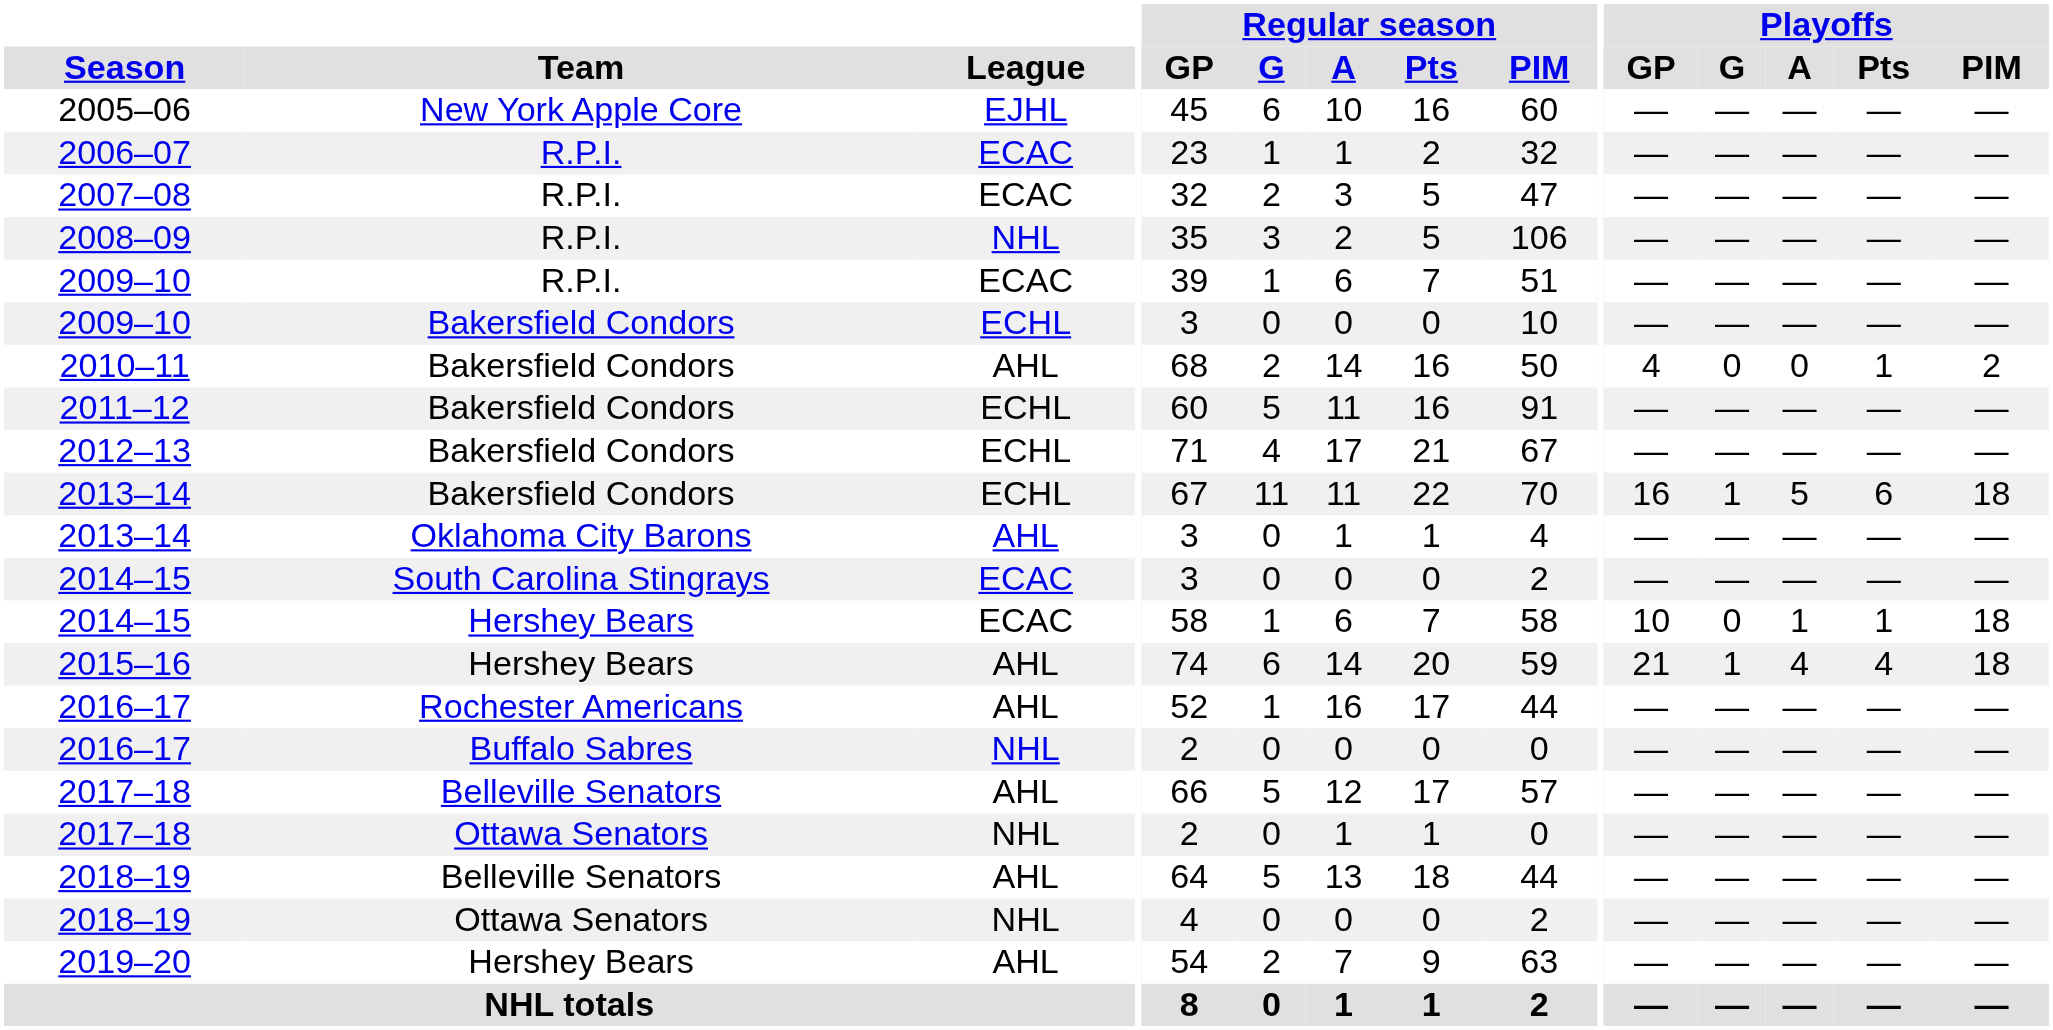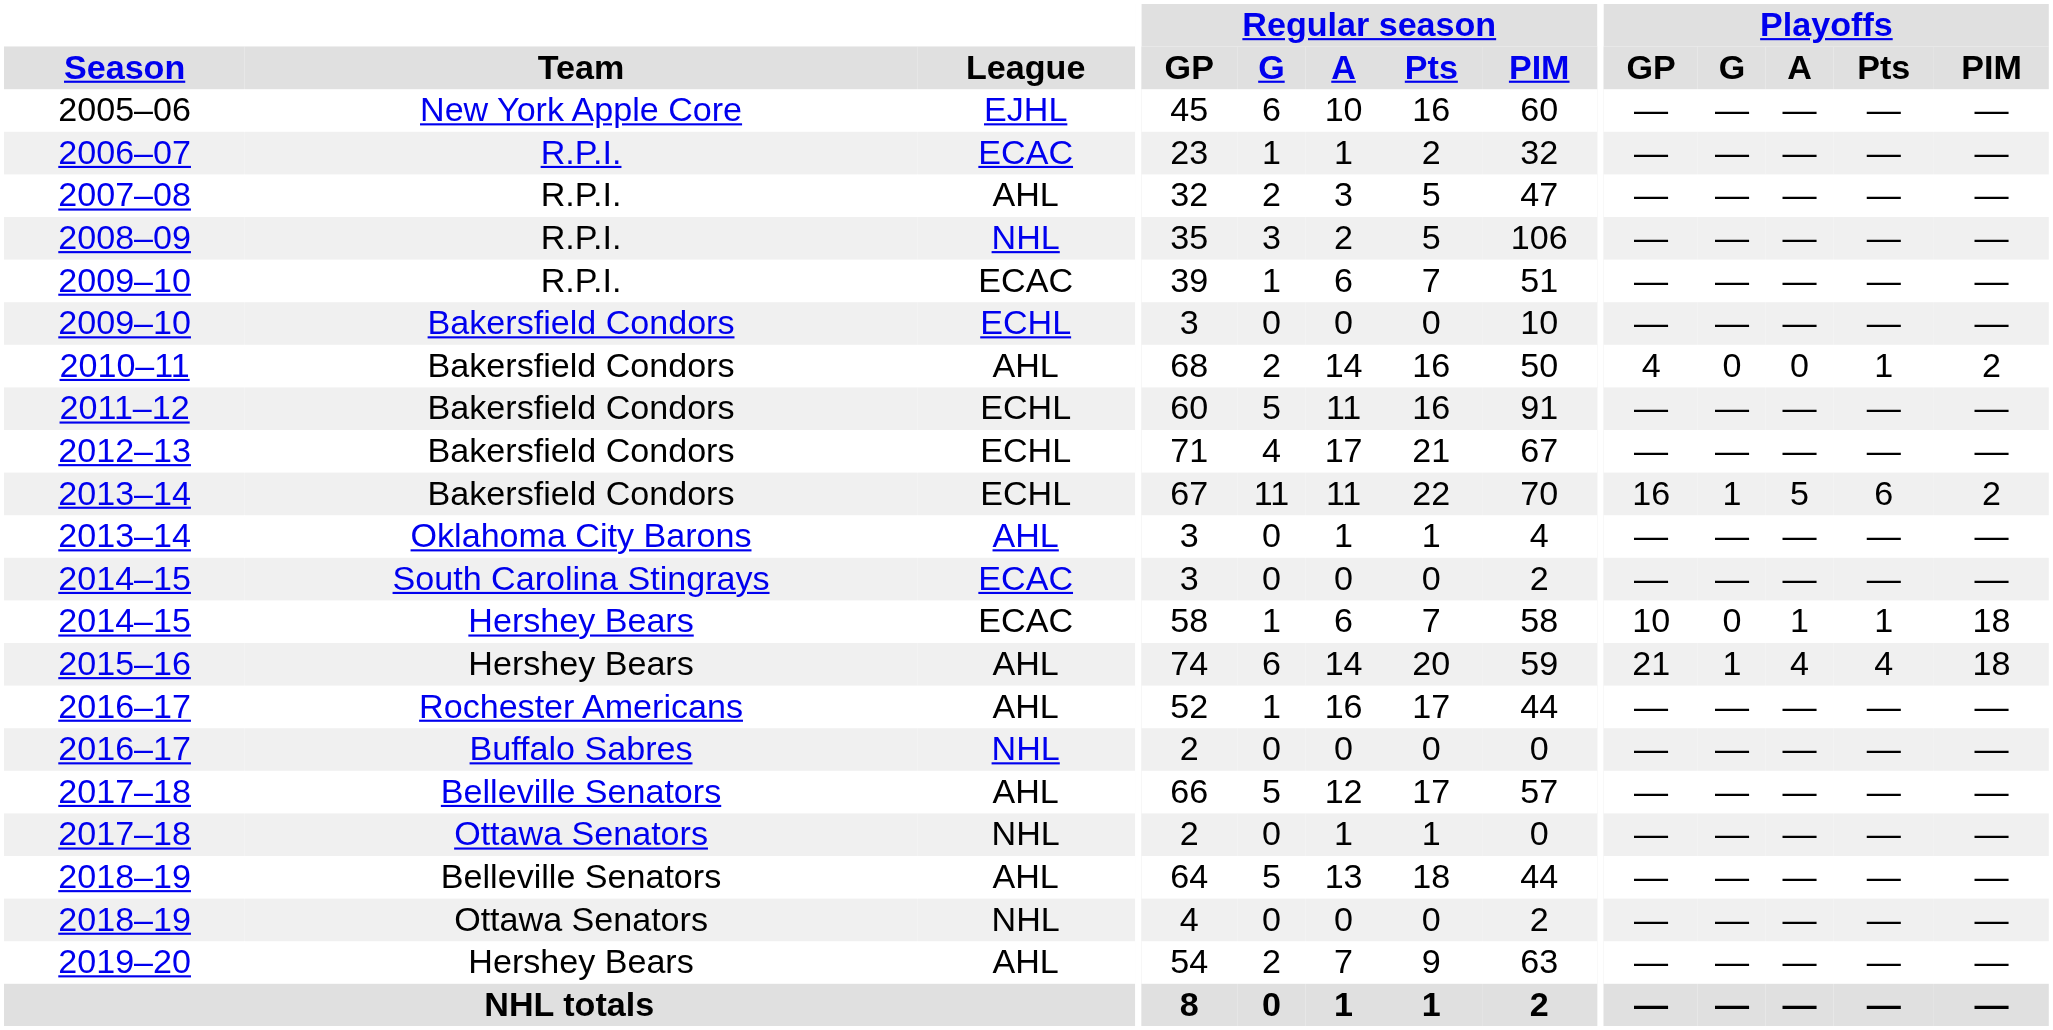(1026, 195) ECAC -> (1026, 195) AHL
(1992, 493) 18 -> (1992, 493) 2
